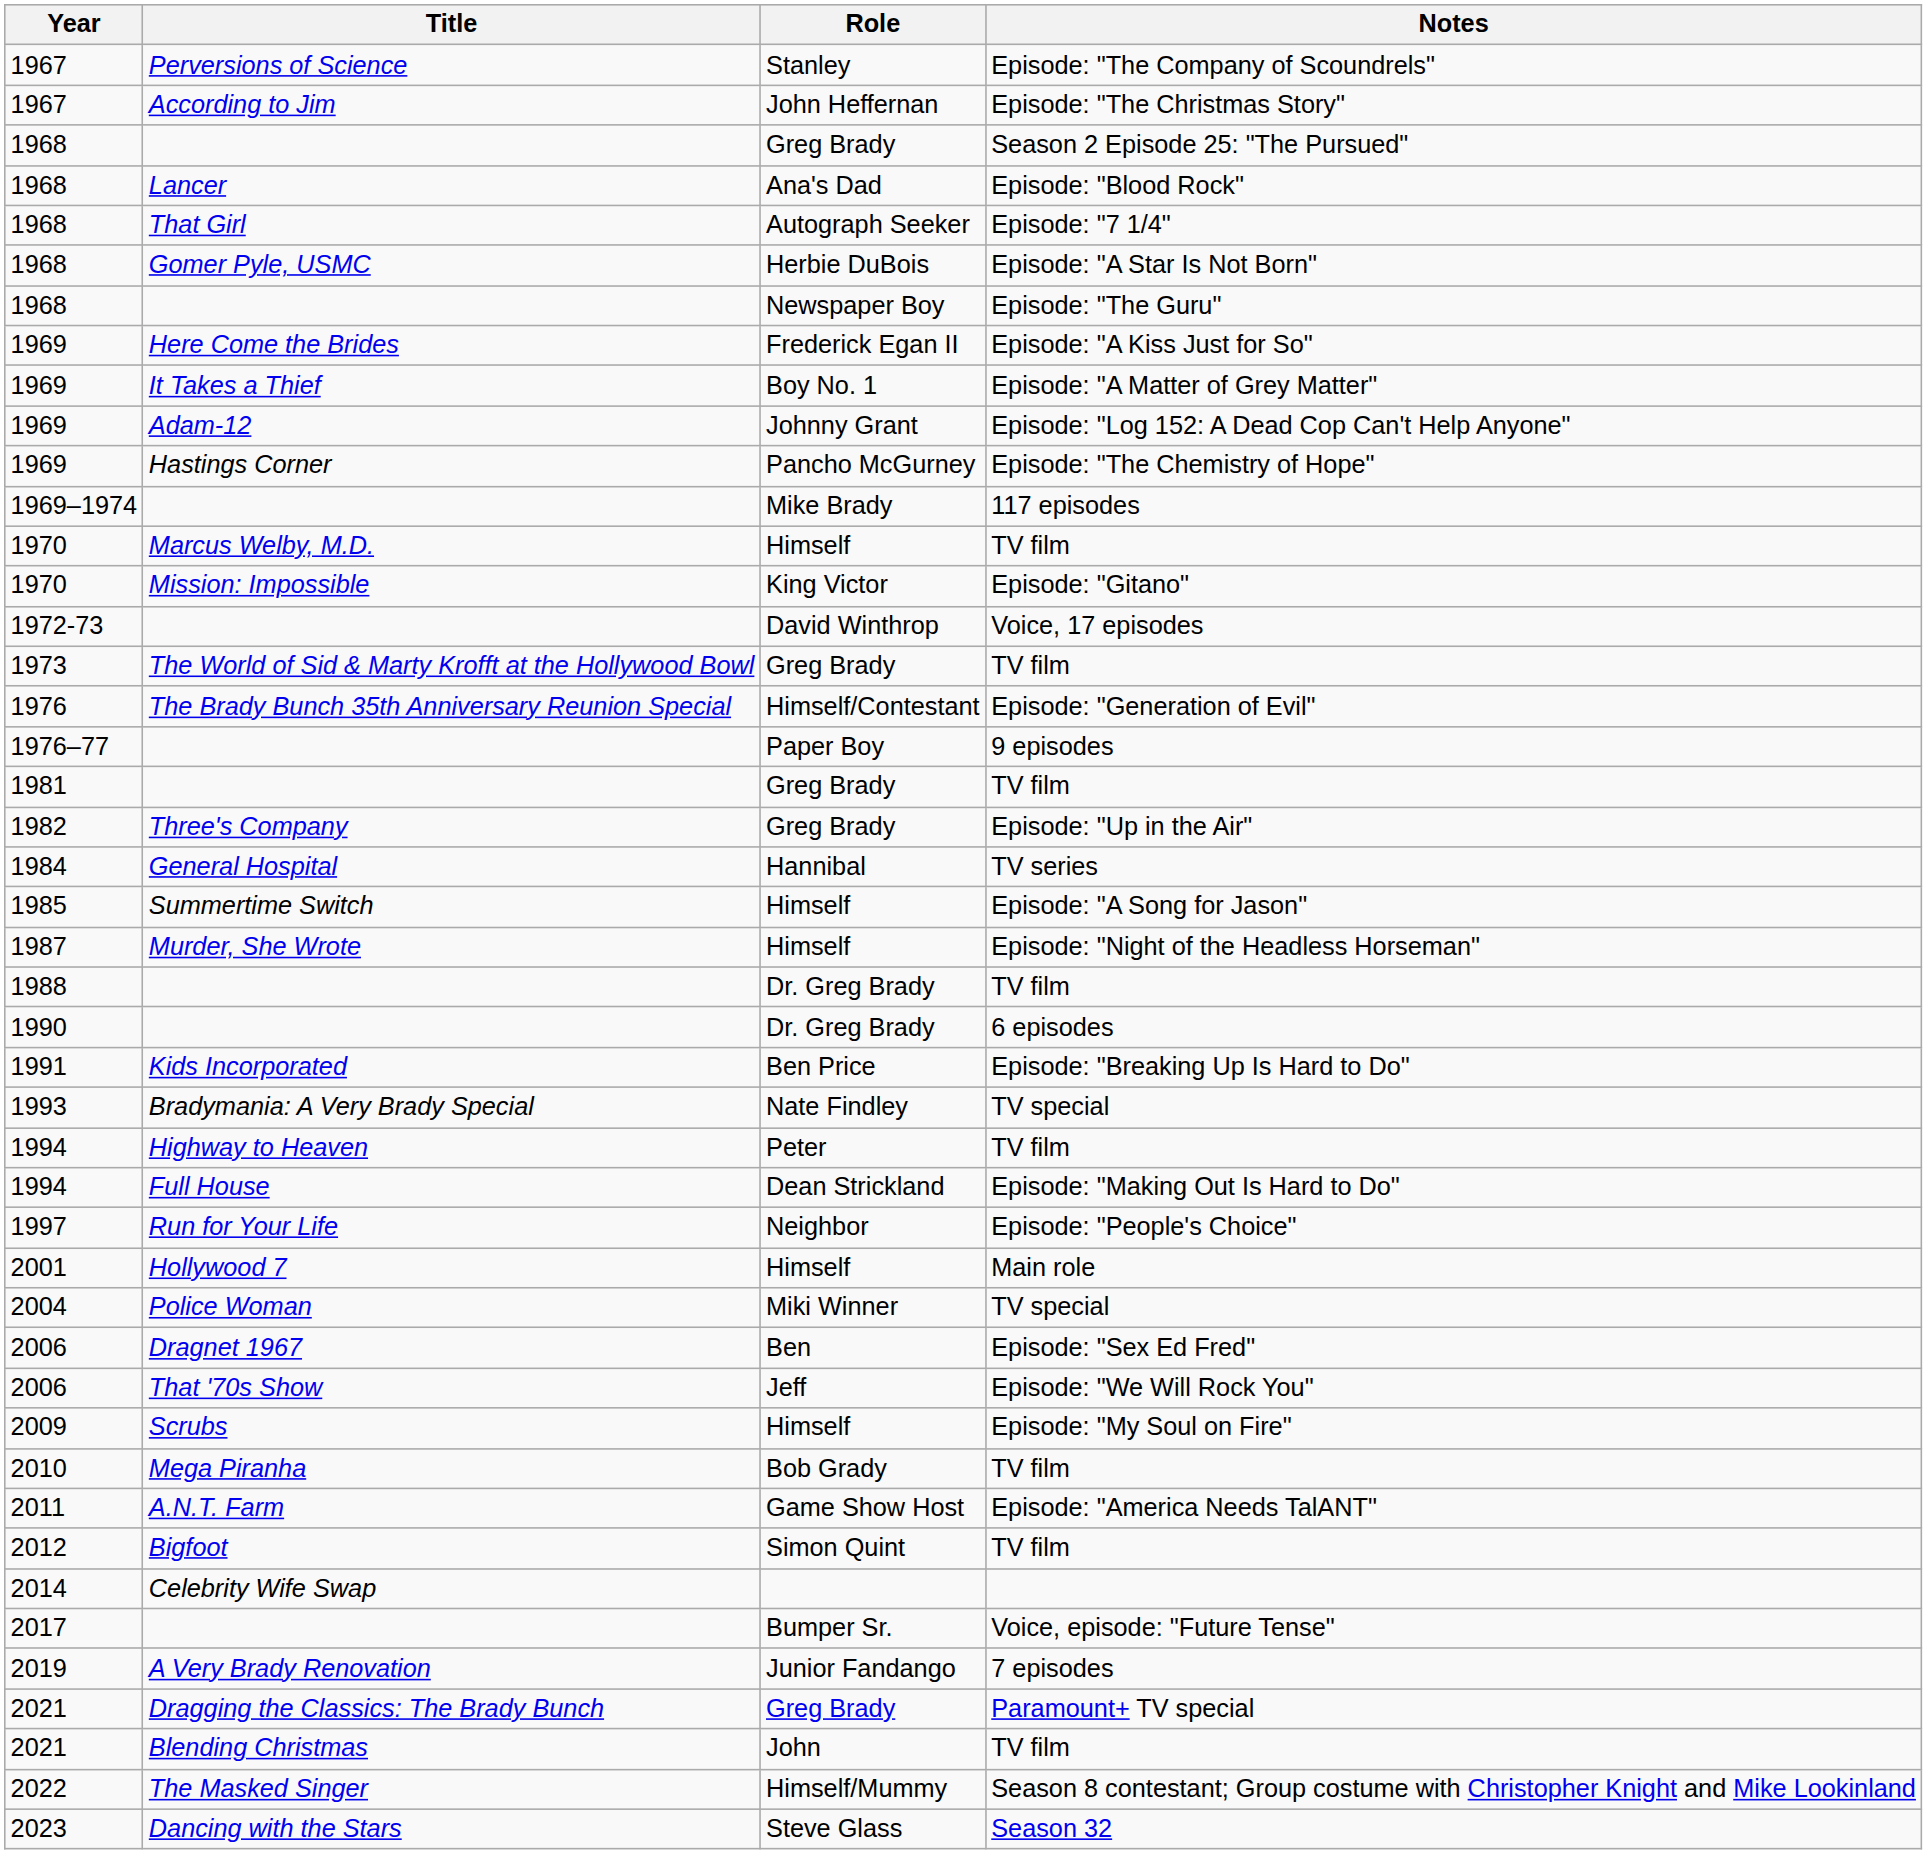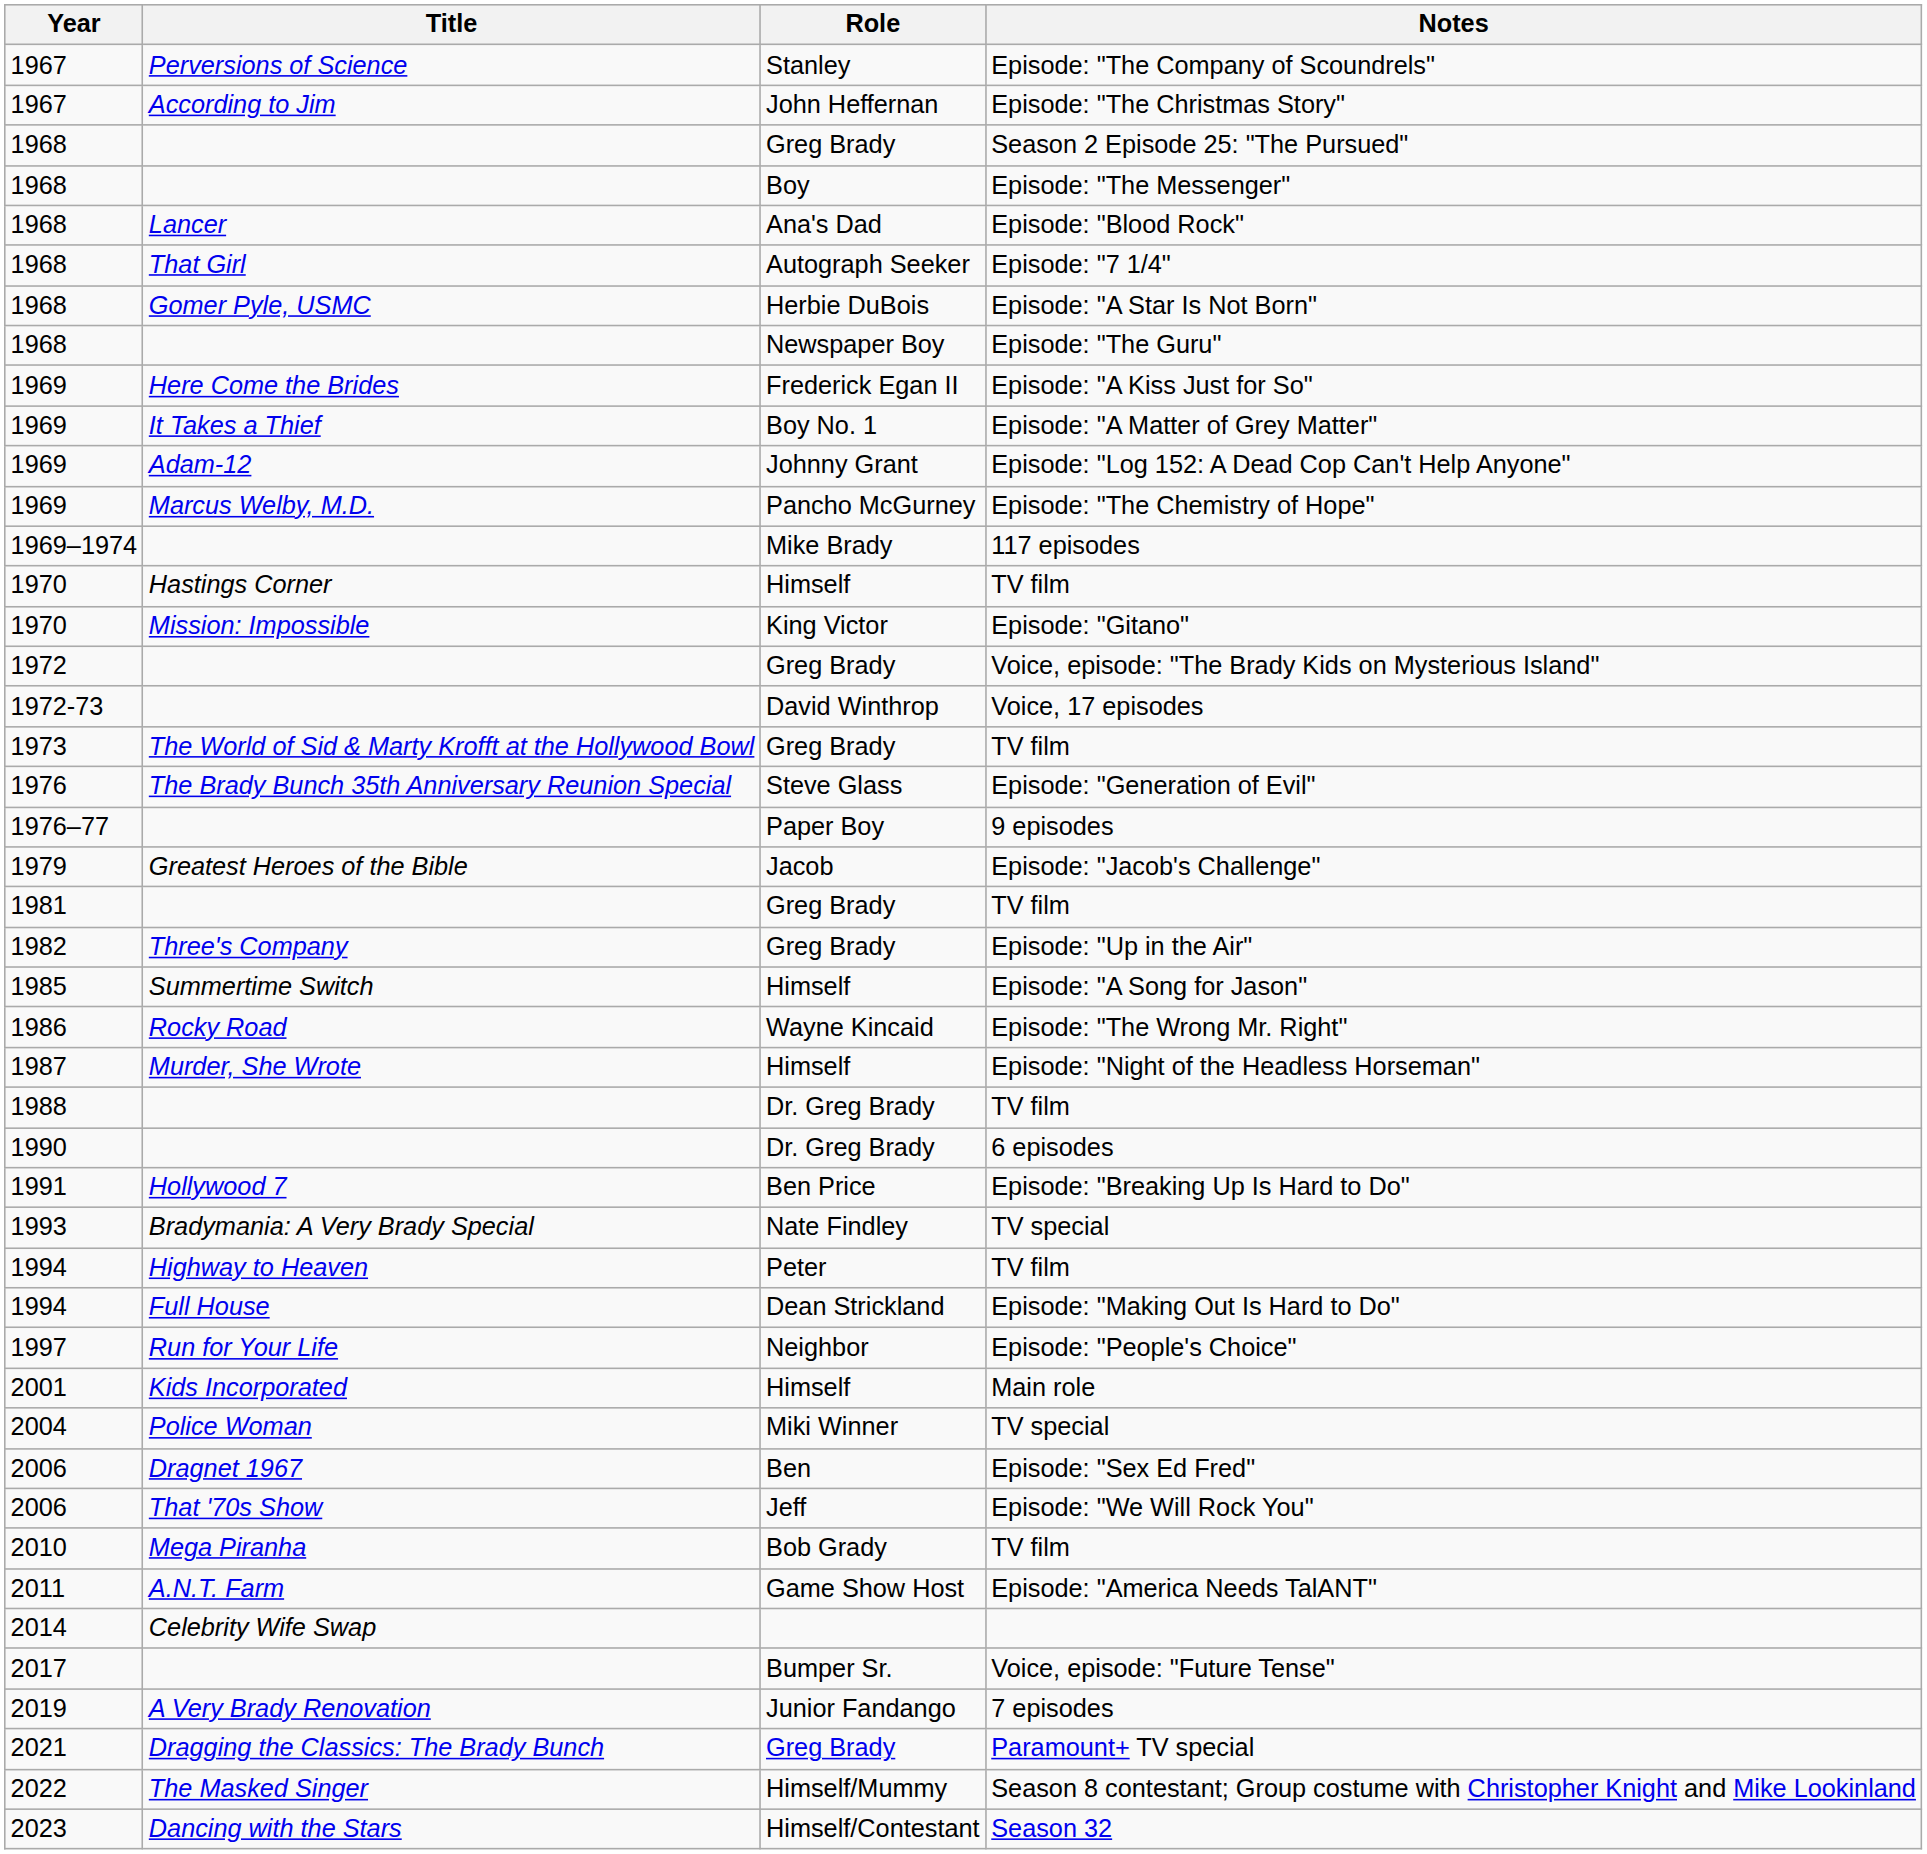+ row: (39, 184)
(240, 465) Hastings Corner -> (261, 505) Marcus Welby, M.D.
(261, 545) Marcus Welby, M.D. -> (240, 585) Hastings Corner
+ row: (39, 666)
(873, 706) Himself/Contestant -> (834, 786) Steve Glass
+ row: (39, 866)
- row: (39, 866)
+ row: (39, 1026)
(248, 1066) Kids Incorporated -> (218, 1187) Hollywood 7
(218, 1267) Hollywood 7 -> (248, 1387) Kids Incorporated
- row: (39, 1427)
- row: (39, 1548)
- row: (39, 1748)
(834, 1828) Steve Glass -> (873, 1828) Himself/Contestant
